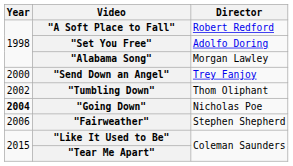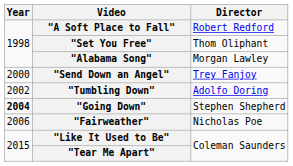(231, 44) Adolfo Doring -> (231, 44) Thom Oliphant
(231, 91) Thom Oliphant -> (231, 91) Adolfo Doring
(228, 106) Nicholas Poe -> (239, 106) Stephen Shepherd
(239, 122) Stephen Shepherd -> (228, 122) Nicholas Poe
